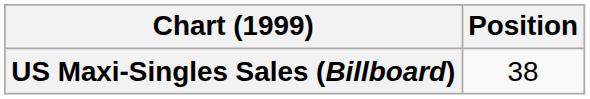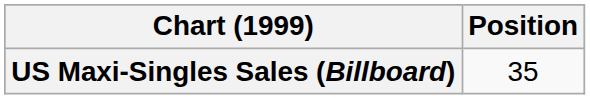(523, 70) 38 -> (523, 70) 35
